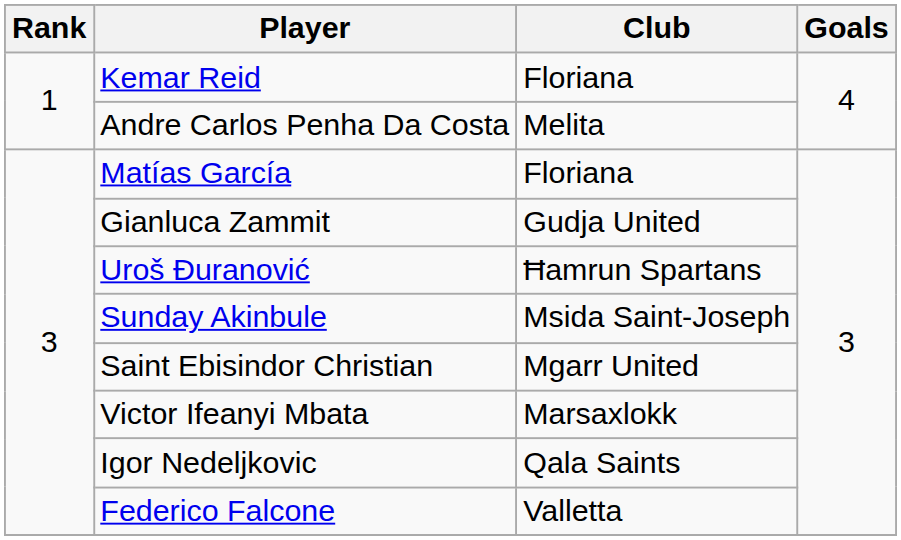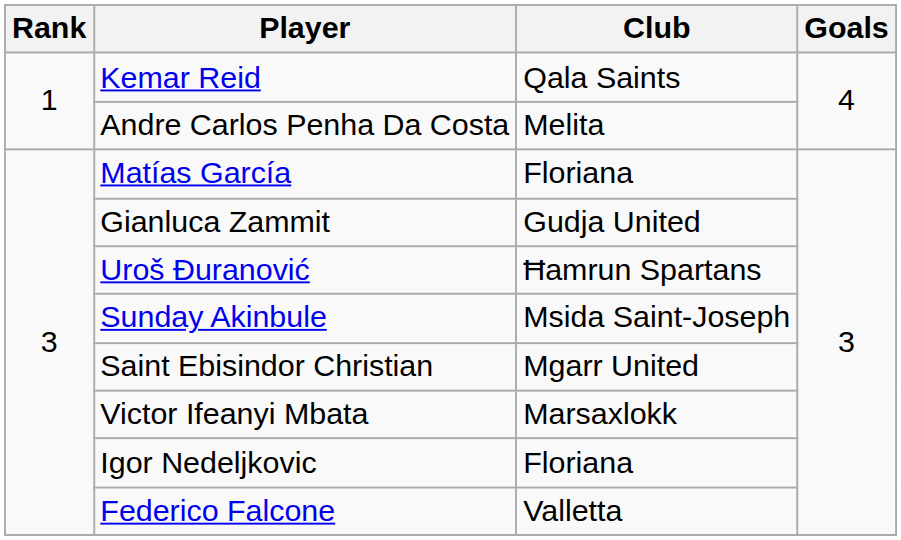(578, 76) Floriana -> (602, 76) Qala Saints
(602, 462) Qala Saints -> (578, 462) Floriana
